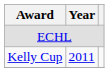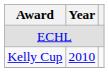(82, 57) 2011 -> (82, 57) 2010
